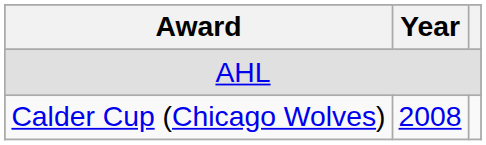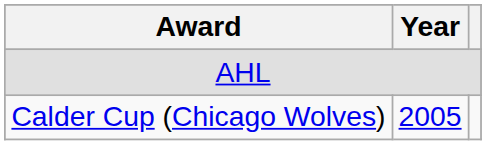(430, 116) 2008 -> (430, 116) 2005
